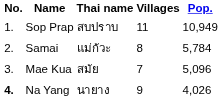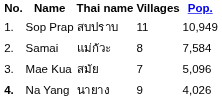(197, 48) 5,784 -> (197, 48) 7,584
